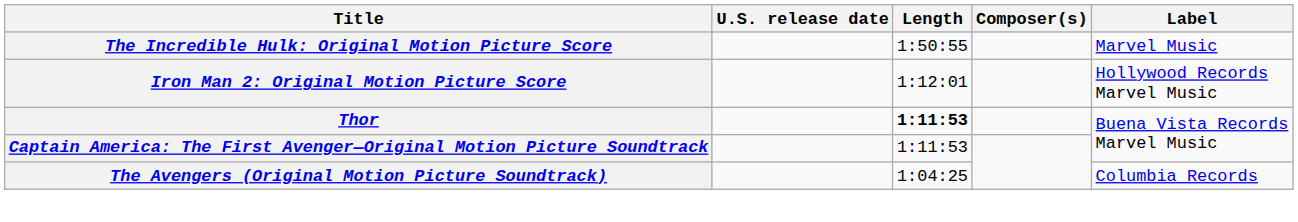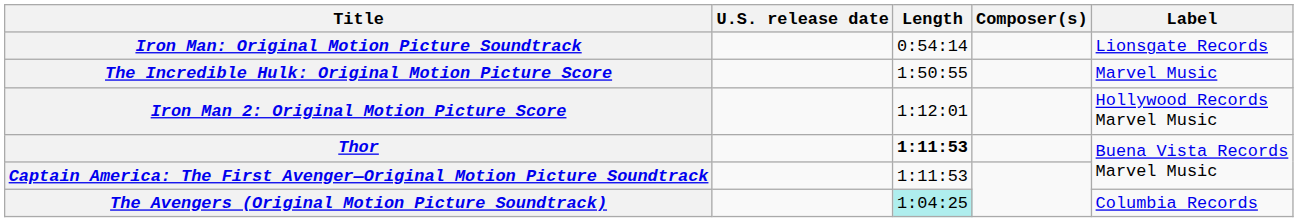+ row: (359, 46)
(932, 176) no background -> (932, 203) paleturquoise background
